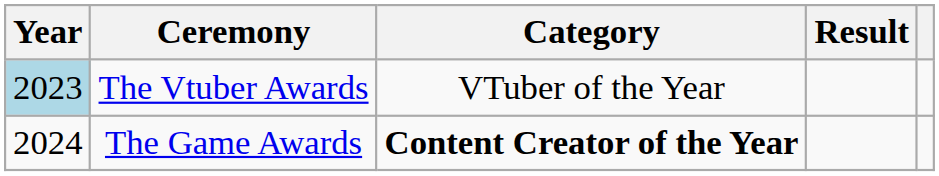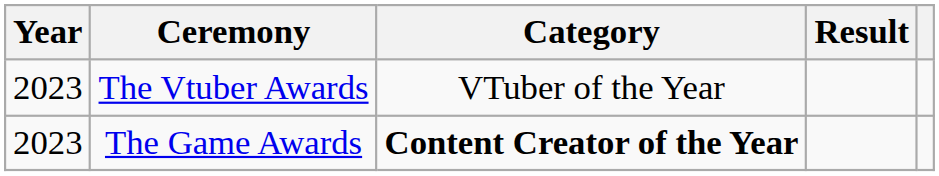(48, 87) lightblue background -> (48, 87) no background
(48, 142) 2024 -> (48, 142) 2023
